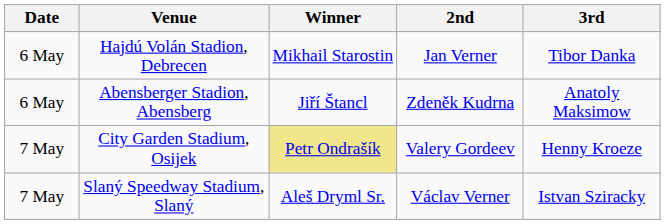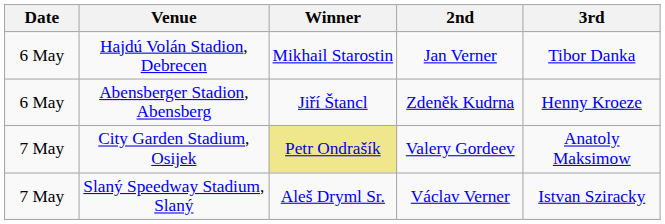(592, 102) Anatoly Maksimow -> (592, 102) Henny Kroeze
(592, 149) Henny Kroeze -> (592, 149) Anatoly Maksimow
